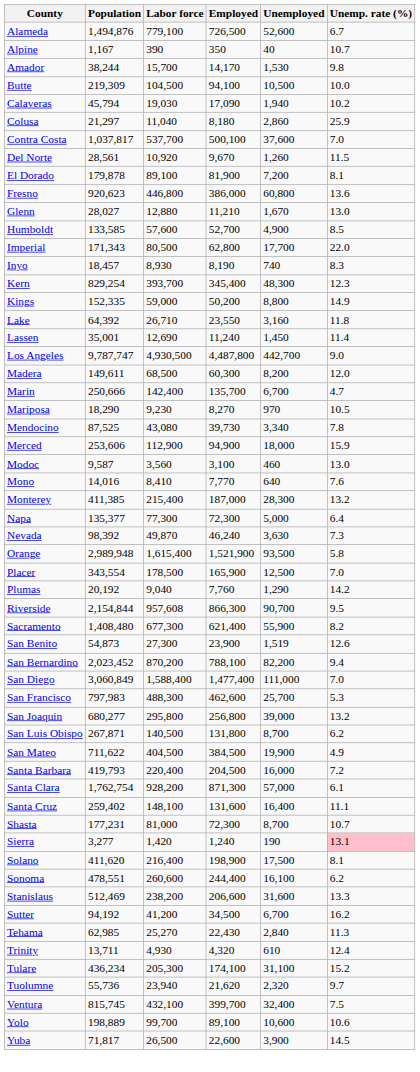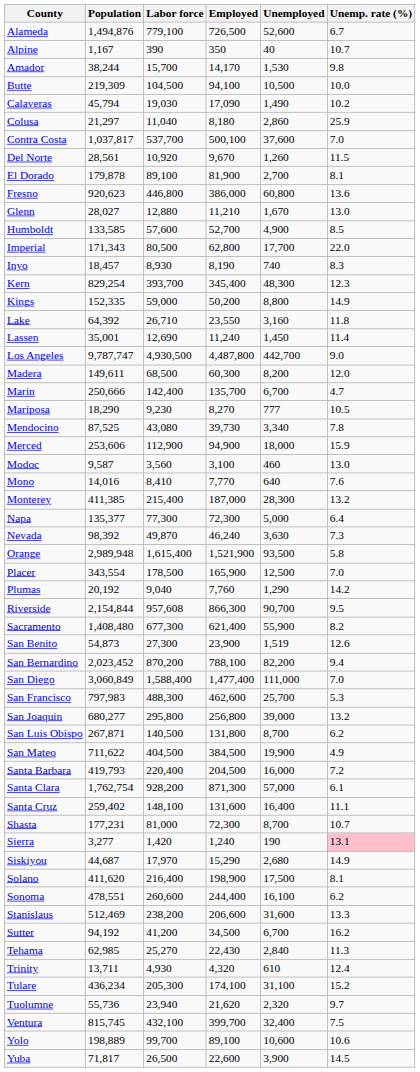(276, 103) 1,940 -> (276, 103) 1,490
(276, 175) 7,200 -> (276, 175) 2,700
(272, 409) 970 -> (272, 409) 777
+ row: (27, 860)
